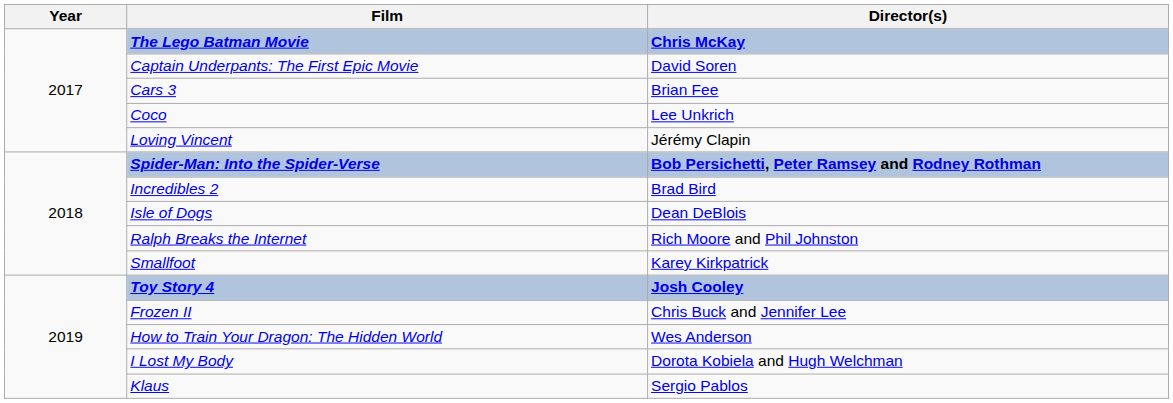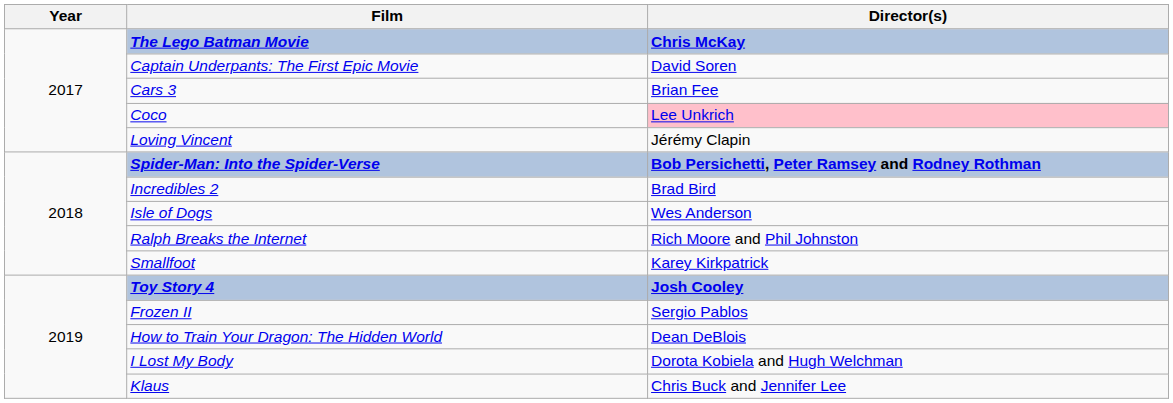(692, 115) no background -> (692, 115) pink background
(699, 213) Dean DeBlois -> (701, 213) Wes Anderson
(749, 312) Chris Buck and Jennifer Lee -> (699, 312) Sergio Pablos
(701, 336) Wes Anderson -> (699, 336) Dean DeBlois
(699, 386) Sergio Pablos -> (749, 386) Chris Buck and Jennifer Lee
